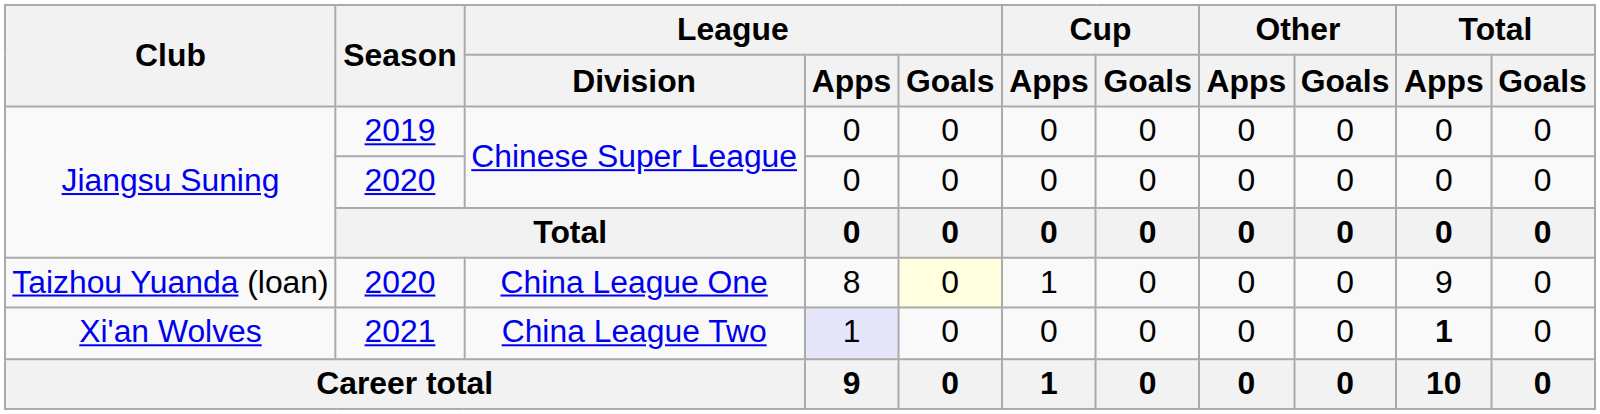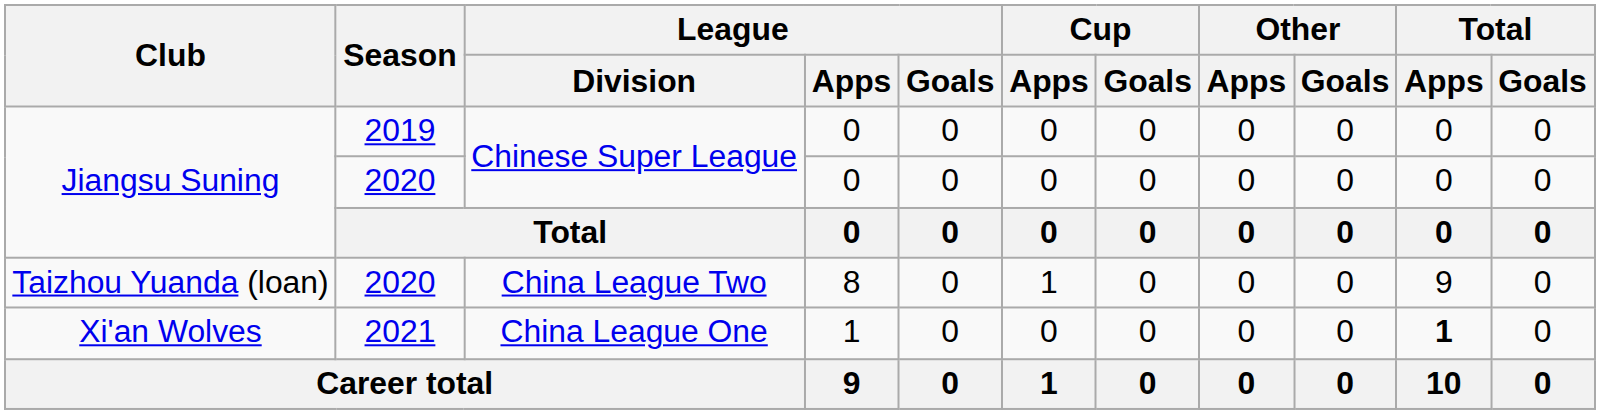(634, 282) China League One -> (634, 282) China League Two
(950, 282) lightyellow background -> (950, 282) no background
(634, 332) China League Two -> (634, 332) China League One
(851, 332) lavender background -> (851, 332) no background
